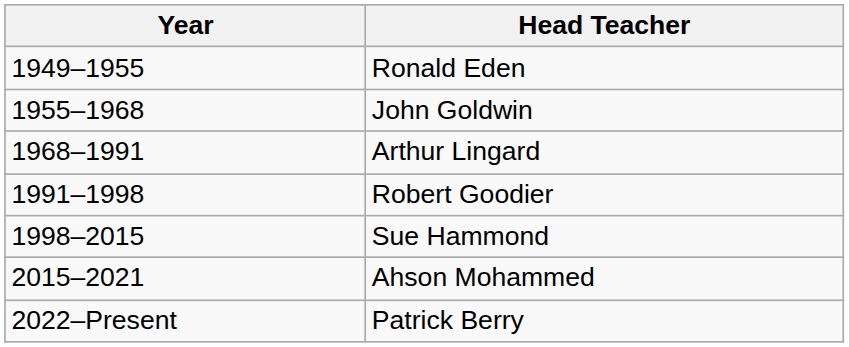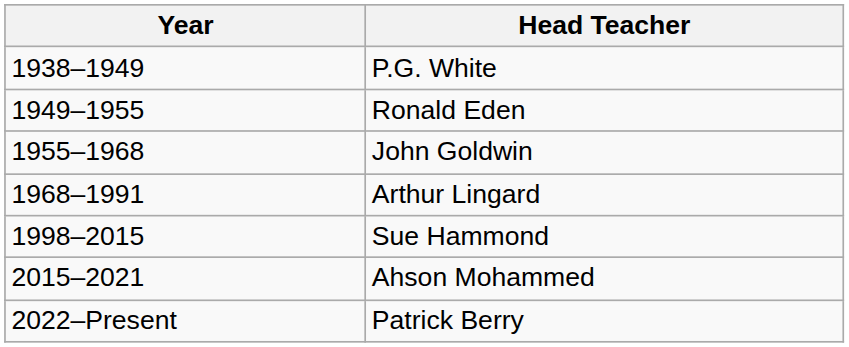+ row: (434, 67)
- row: (463, 194)
